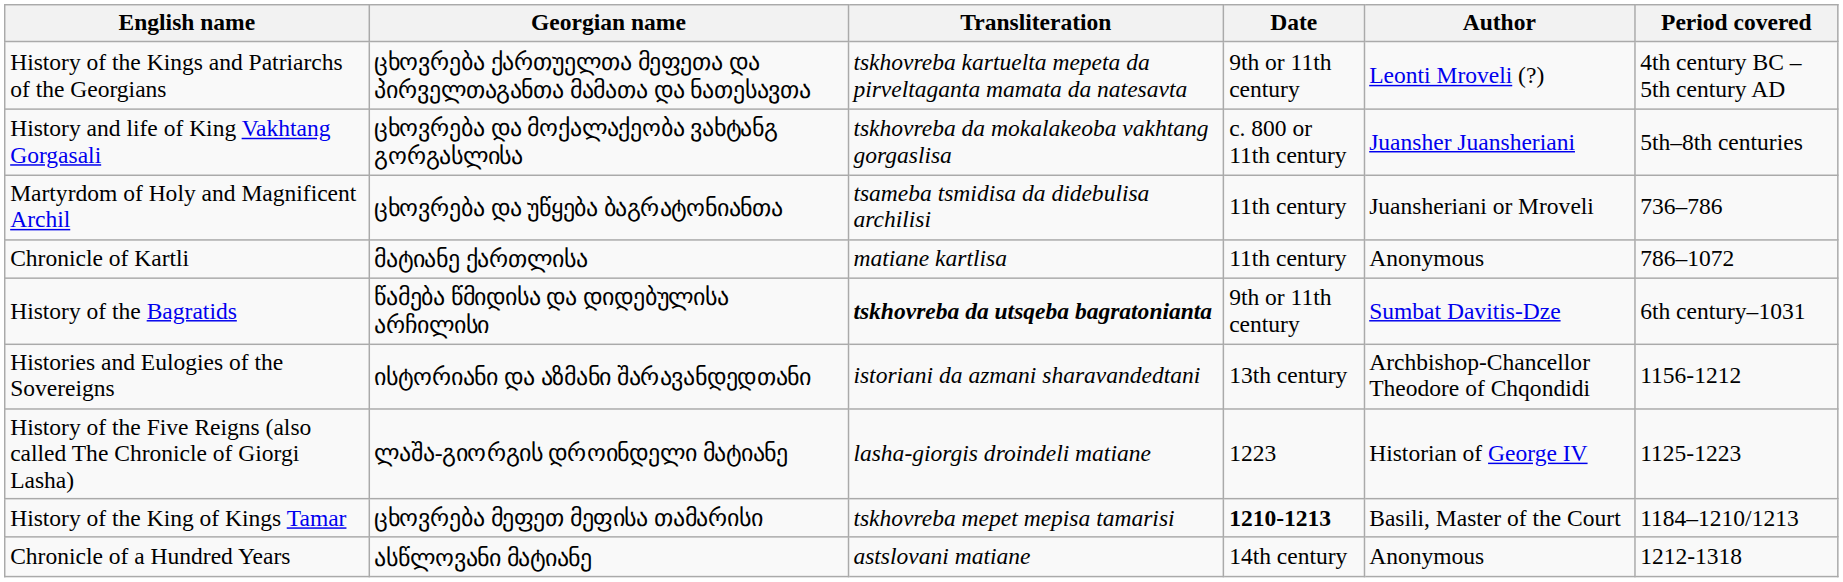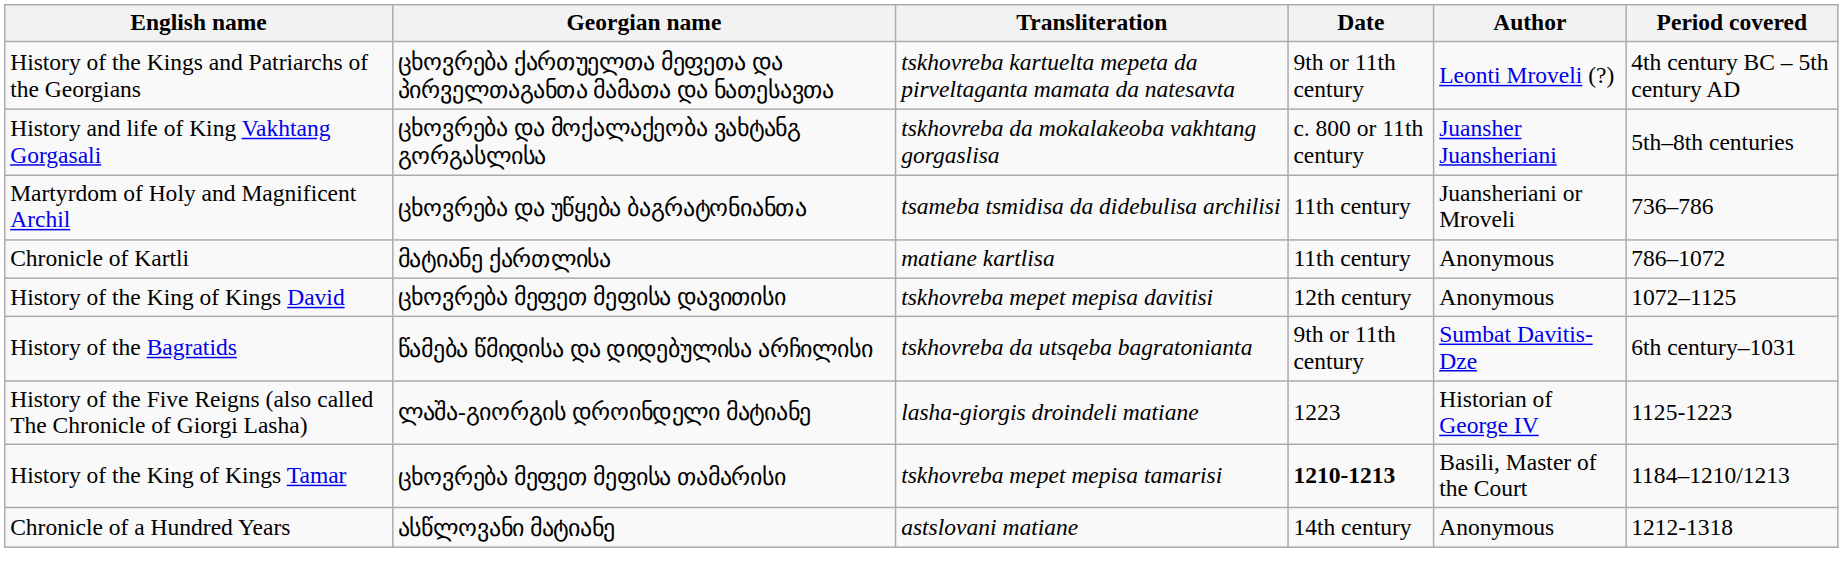+ row: (177, 297)
(1033, 311) bold -> (1077, 348) normal
- row: (147, 376)
